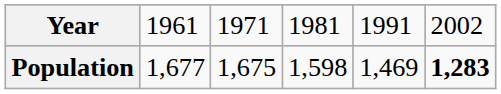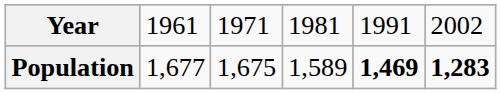(318, 66) 1,598 -> (318, 66) 1,589
(389, 66) normal -> (389, 66) bold
